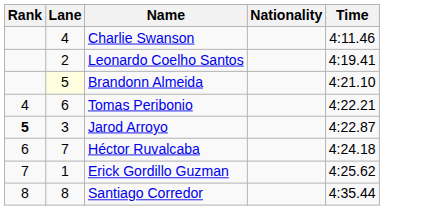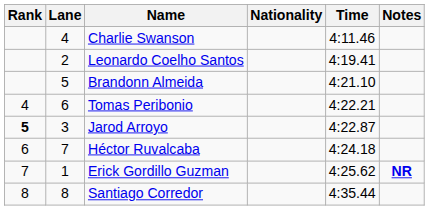+ column: (402, 15)
(65, 82) lightyellow background -> (65, 82) no background
